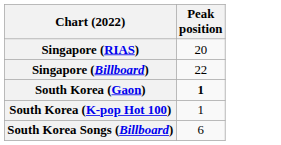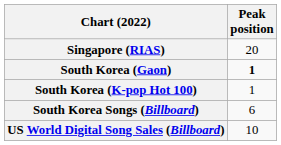- row: (90, 69)
+ row: (116, 130)
